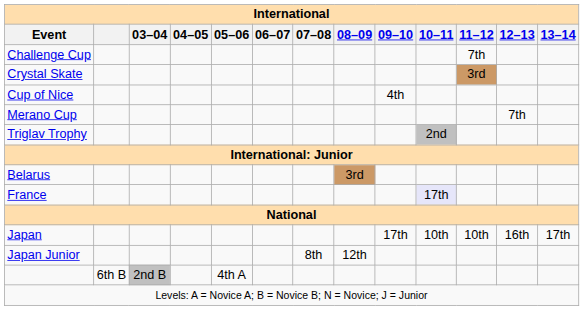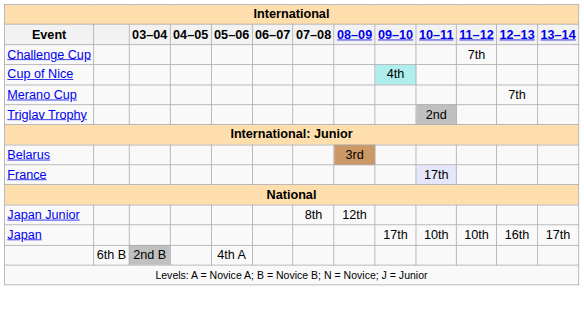- row: (45, 74)
(396, 94) no background -> (396, 74) paleturquoise background
rows swapped: (25, 235) <-> (44, 255)
